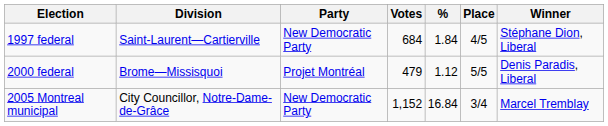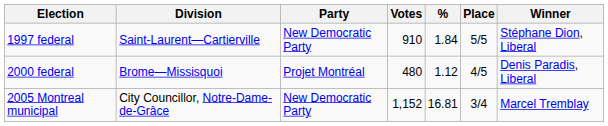(412, 39) 684 -> (412, 39) 910
(479, 39) 4/5 -> (479, 39) 5/5
(412, 72) 479 -> (412, 72) 480
(479, 72) 5/5 -> (479, 72) 4/5
(443, 104) 16.84 -> (443, 104) 16.81
